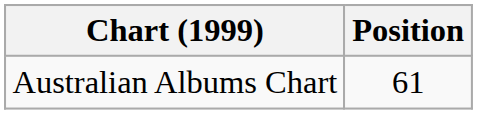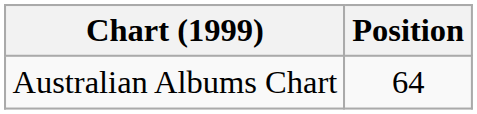(408, 81) 61 -> (408, 81) 64
